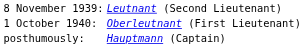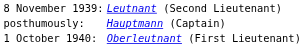rows swapped: (50, 24) <-> (44, 39)
